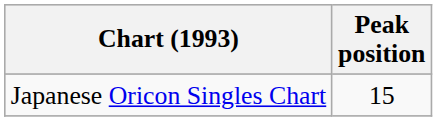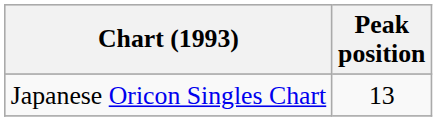(382, 94) 15 -> (382, 94) 13
